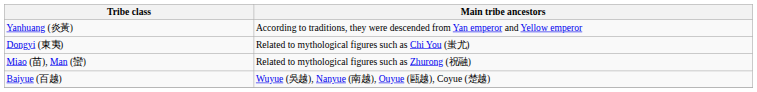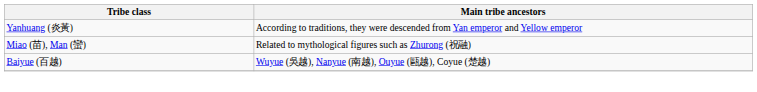- row: (35, 44)
